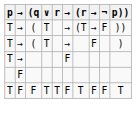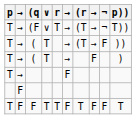+ row: (10, 28)
